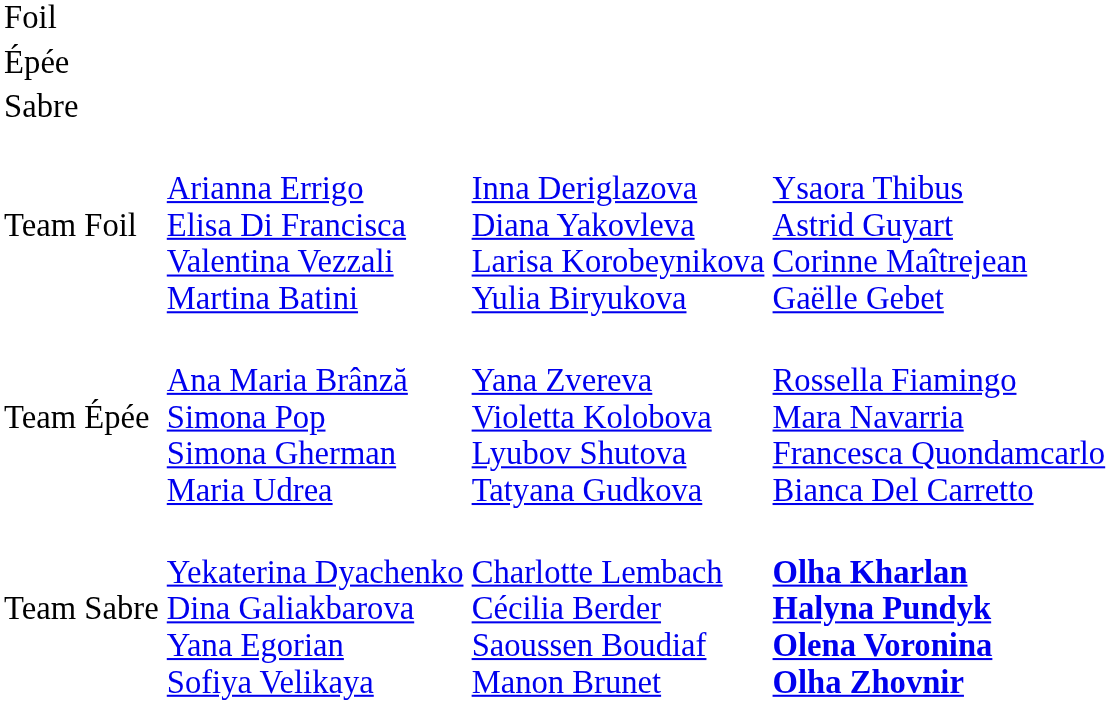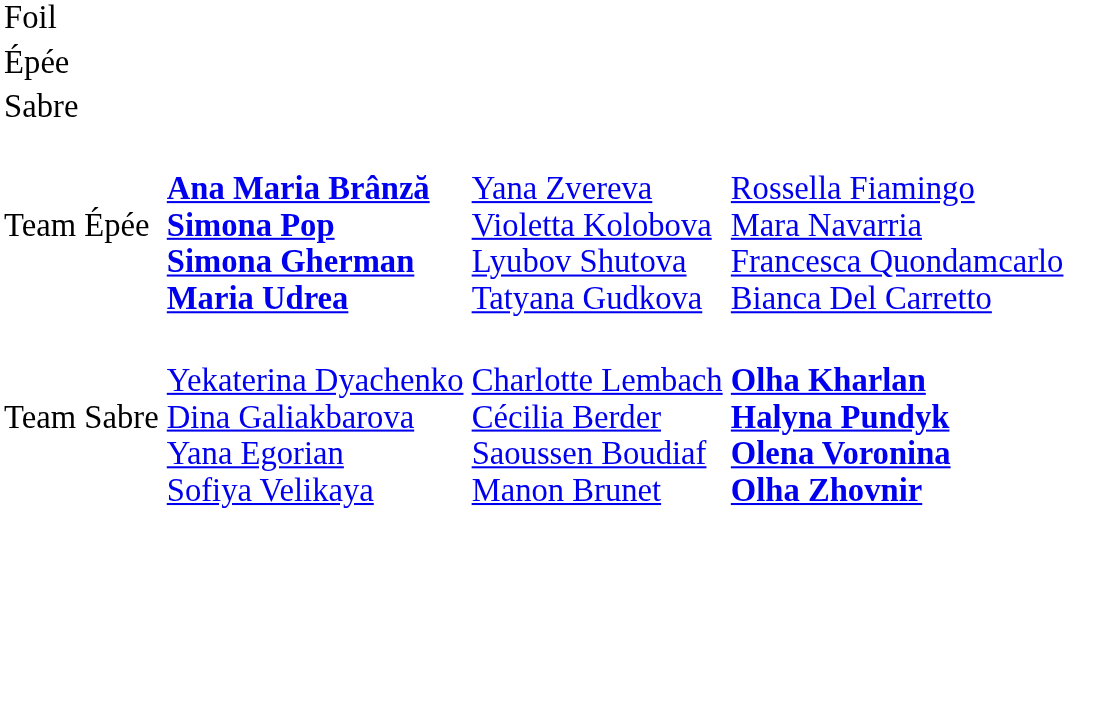- row: (71, 225)
(287, 435) normal -> (298, 243) bold
